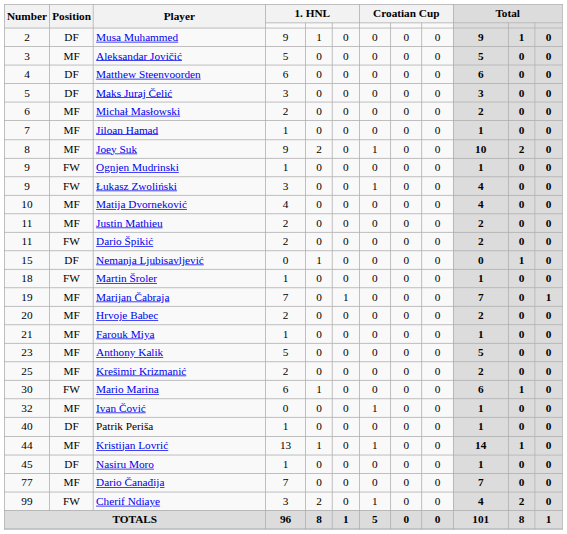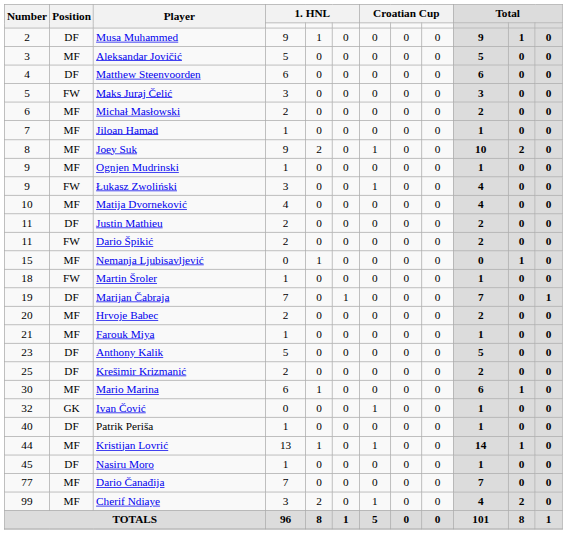(72, 93) DF -> (72, 93) FW
(72, 167) FW -> (72, 167) MF
(72, 223) MF -> (72, 223) DF
(72, 260) DF -> (72, 260) MF
(72, 297) MF -> (72, 297) DF
(72, 353) MF -> (72, 353) DF
(72, 371) MF -> (72, 371) DF
(72, 390) FW -> (72, 390) MF
(72, 408) MF -> (72, 408) GK
(72, 501) FW -> (72, 501) MF
